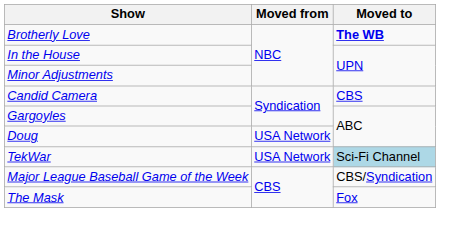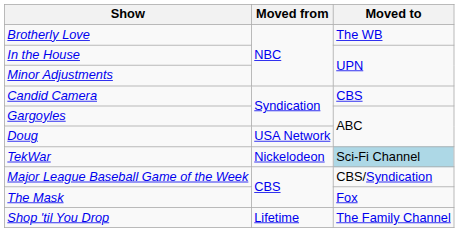(360, 34) bold -> (359, 34) normal
(292, 156) USA Network -> (289, 156) Nickelodeon
+ row: (58, 217)
